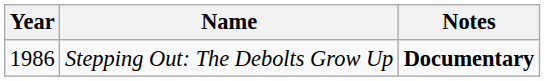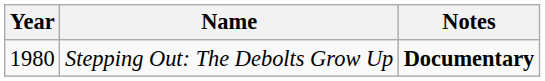(32, 57) 1986 -> (32, 57) 1980
